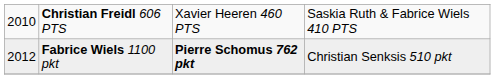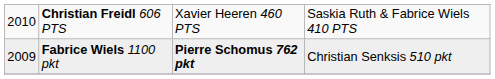(22, 56) 2012 -> (22, 56) 2009
